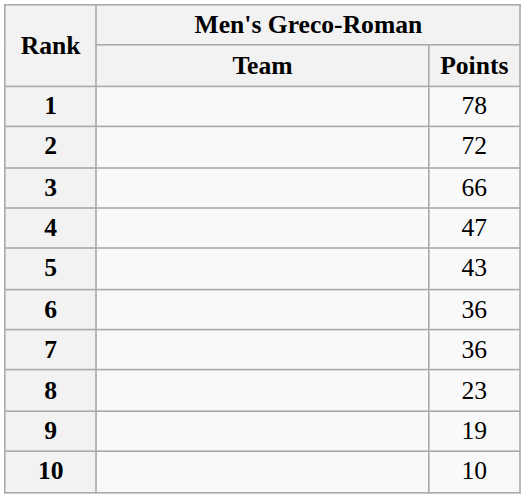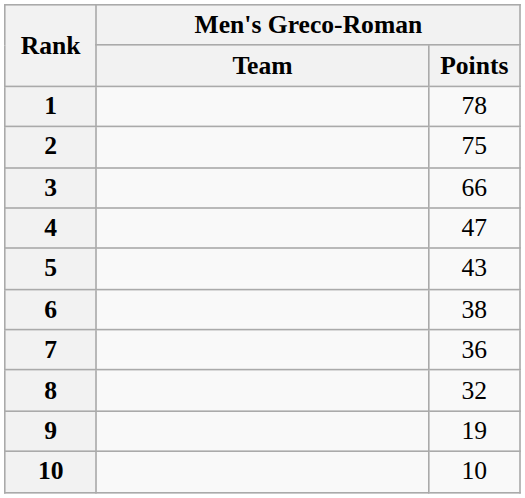(474, 146) 72 -> (474, 146) 75
(474, 308) 36 -> (474, 308) 38
(474, 390) 23 -> (474, 390) 32
